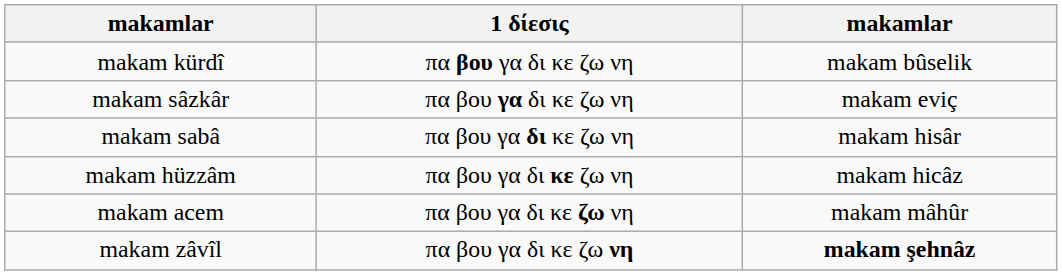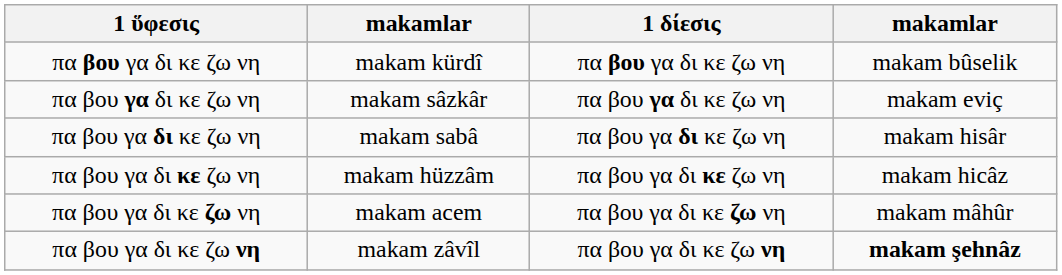+ column: (156, 23)
